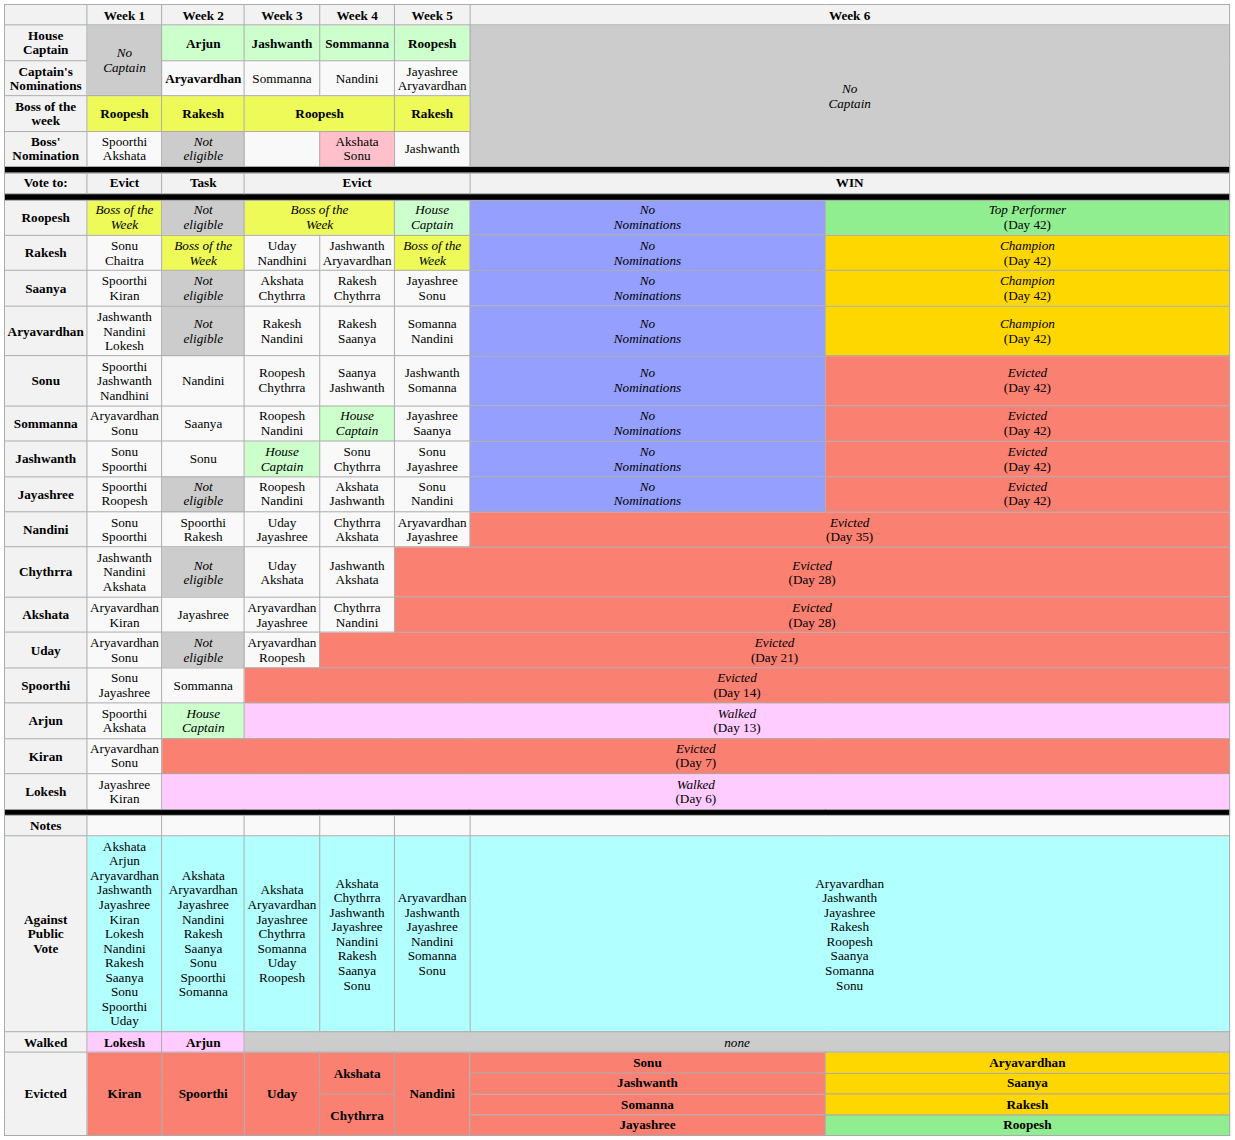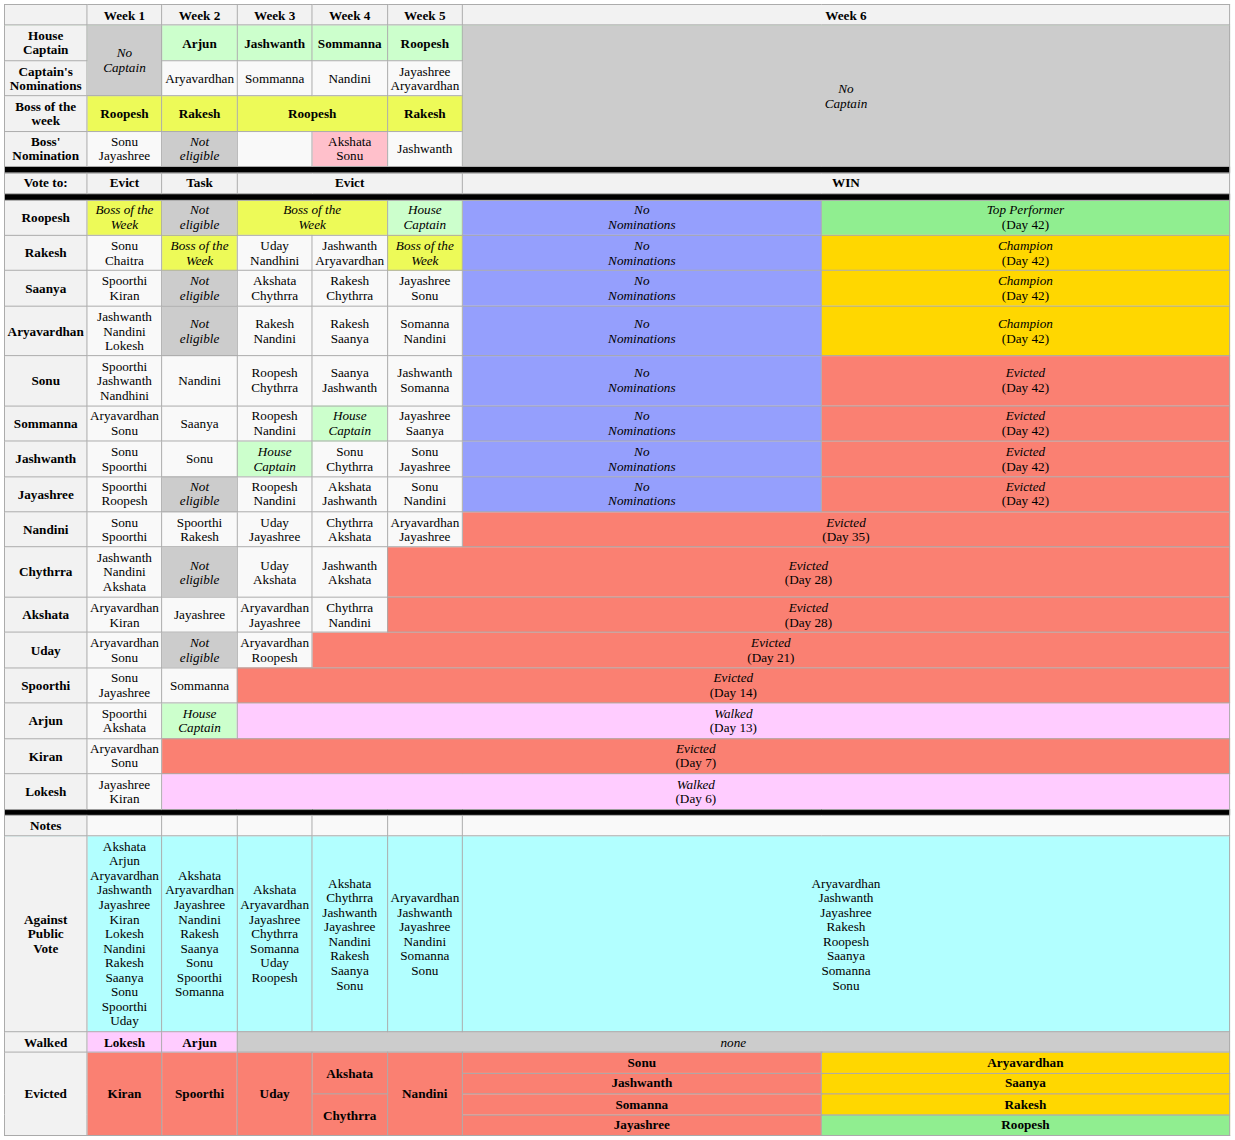(203, 78) bold -> (200, 78) normal
(124, 149) Spoorthi Akshata -> (124, 149) Sonu Jayashree
